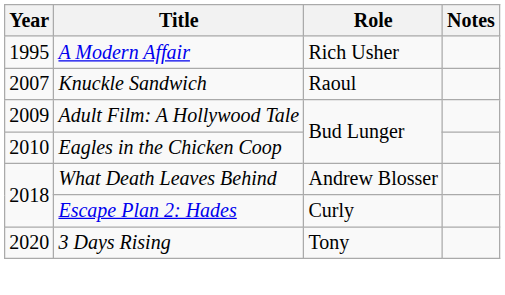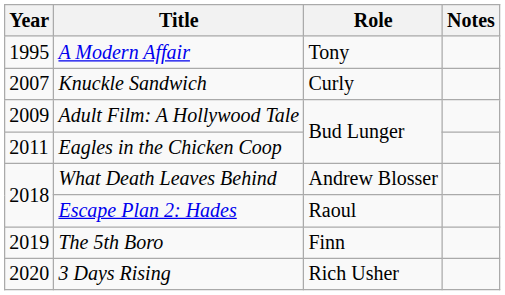(354, 52) Rich Usher -> (329, 52) Tony
(332, 83) Raoul -> (331, 83) Curly
(29, 147) 2010 -> (29, 147) 2011
(331, 210) Curly -> (332, 210) Raoul
+ row: (111, 242)
(329, 242) Tony -> (354, 274) Rich Usher
